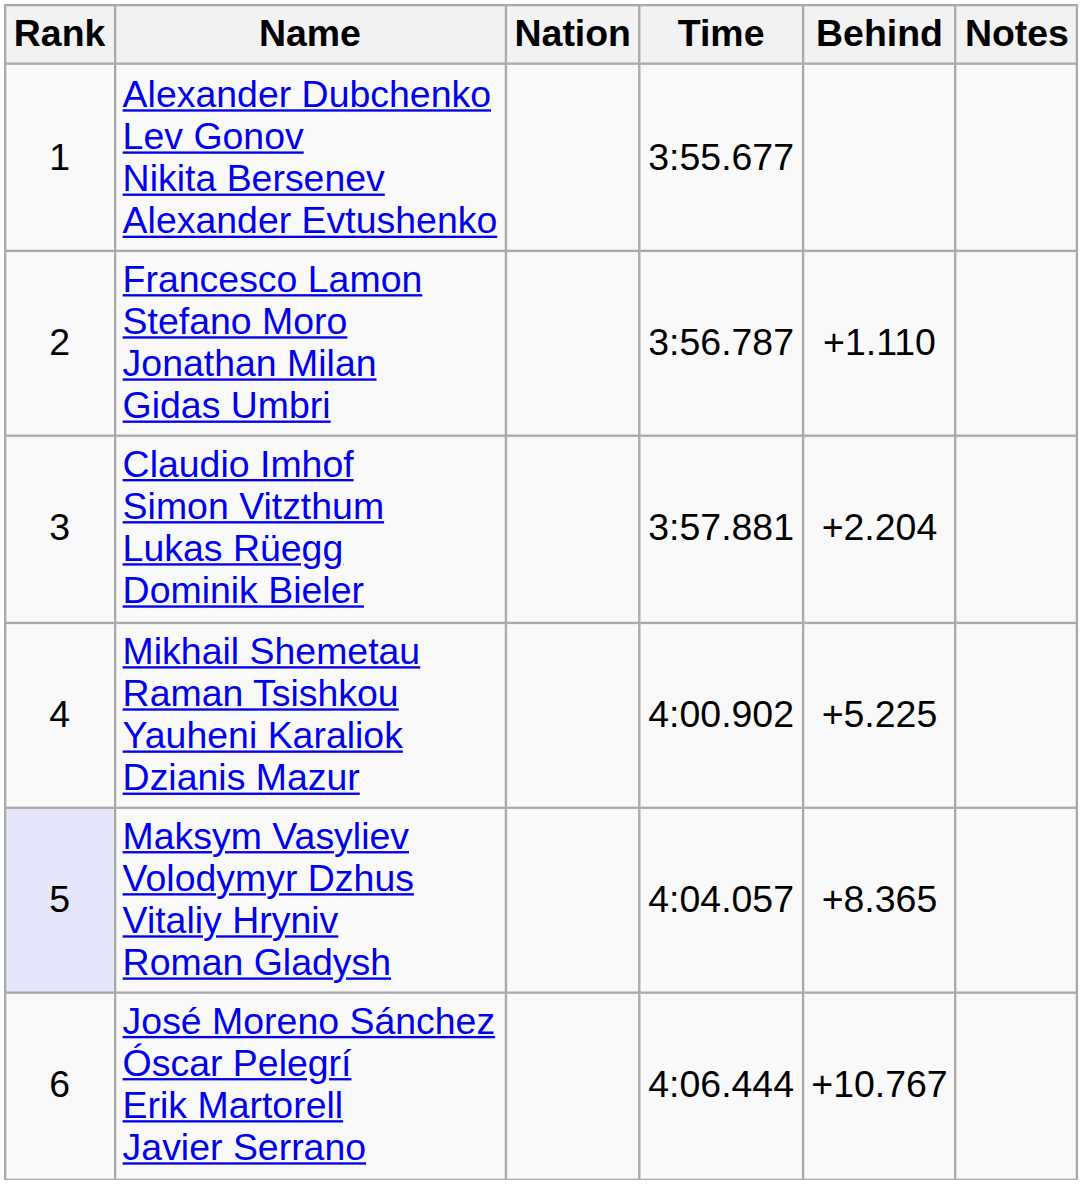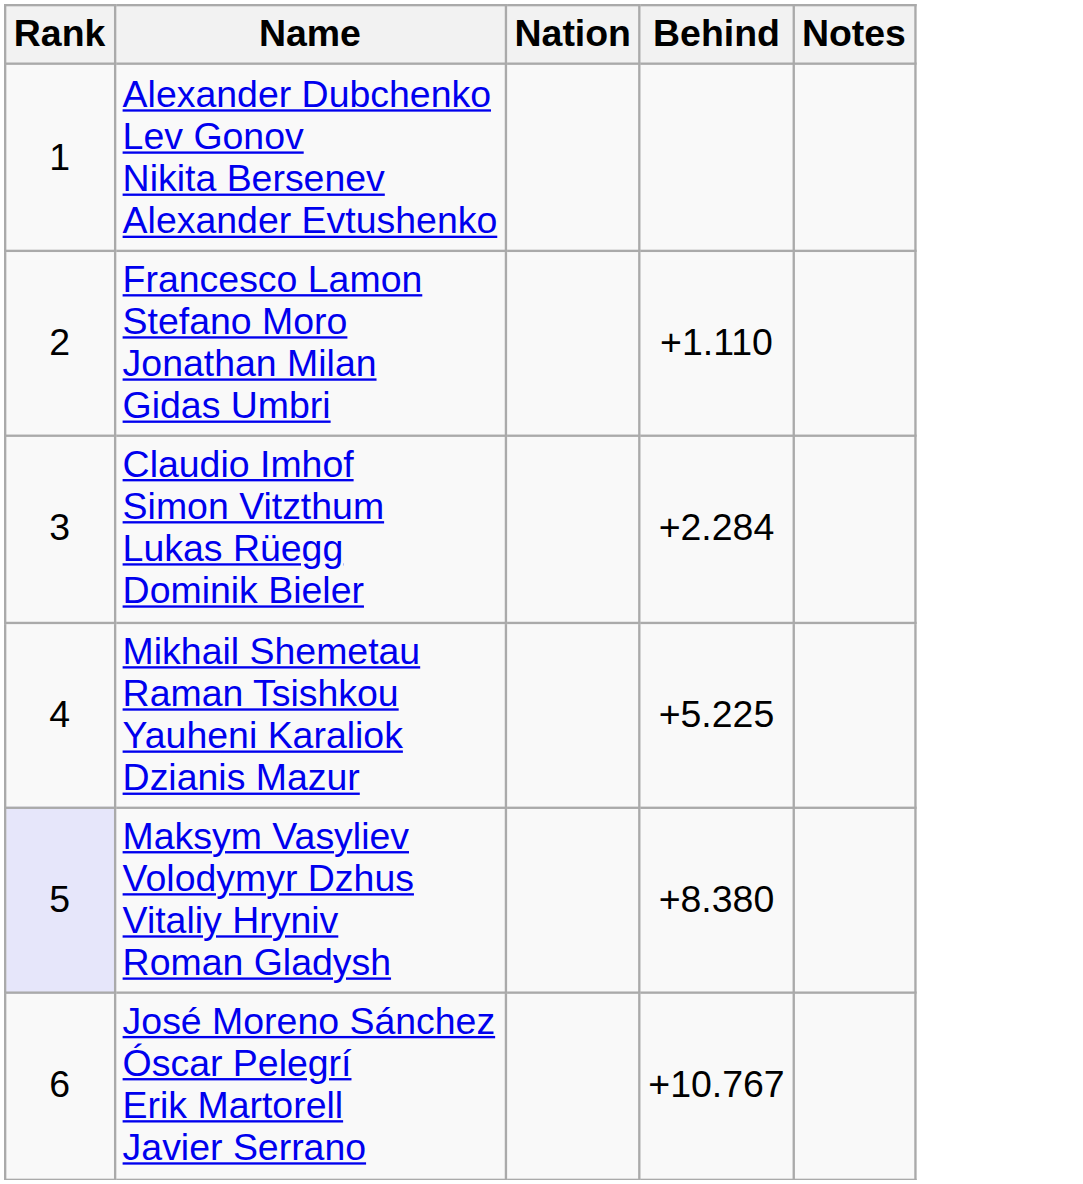- column: (721, 34)
(879, 528) +2.204 -> (716, 528) +2.284
(879, 899) +8.365 -> (716, 899) +8.380
